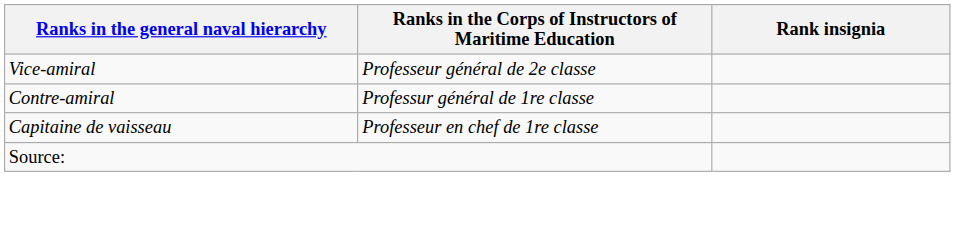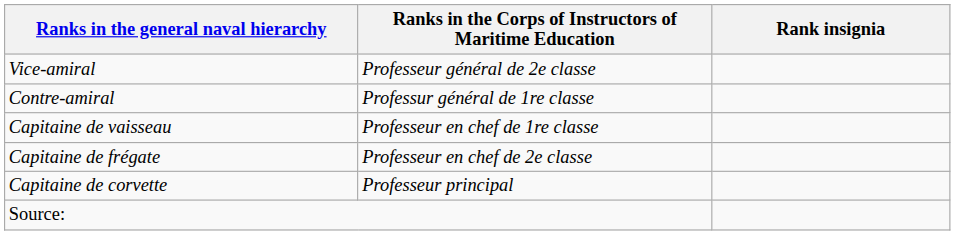+ row: (84, 156)
+ row: (88, 185)
